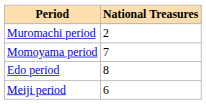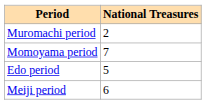(106, 71) 8 -> (106, 71) 5
